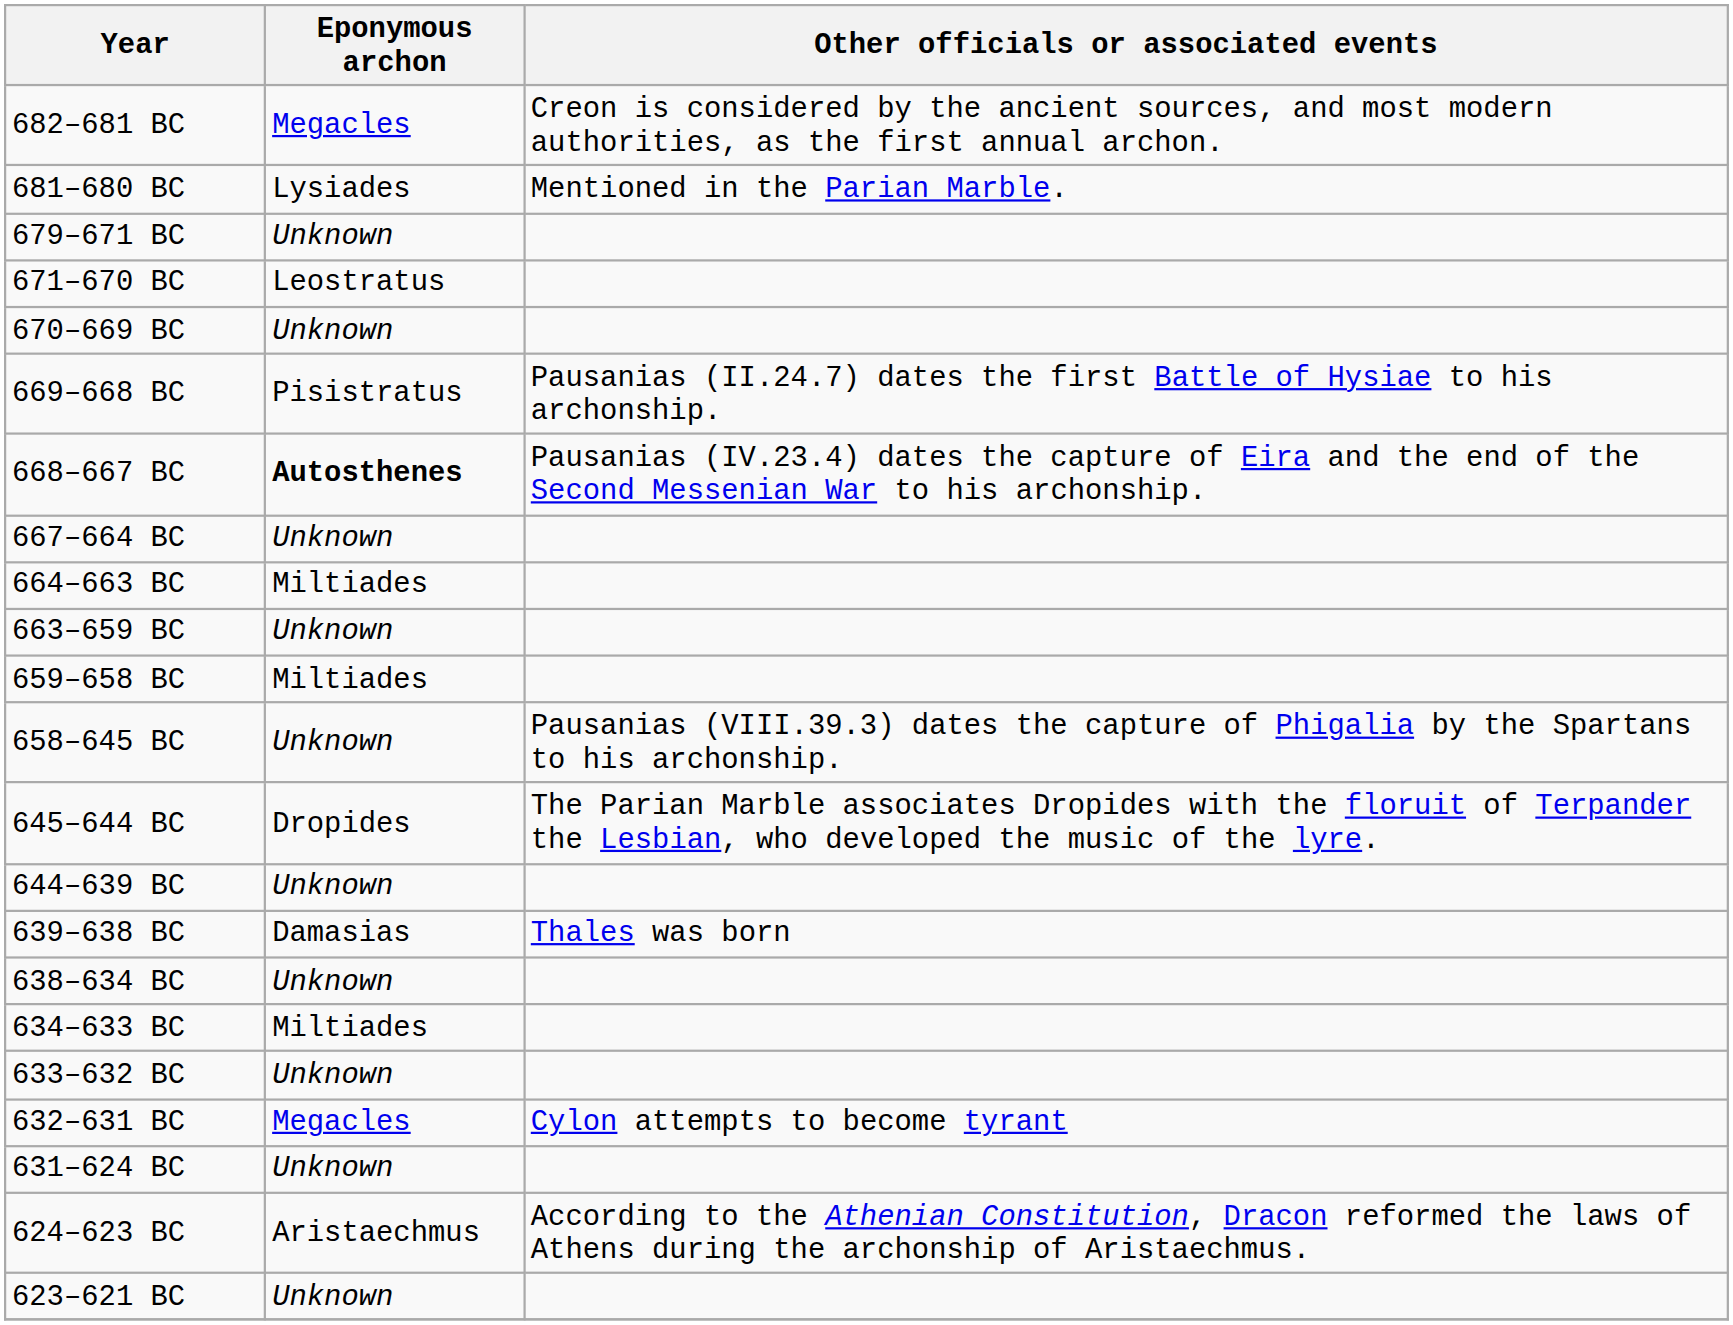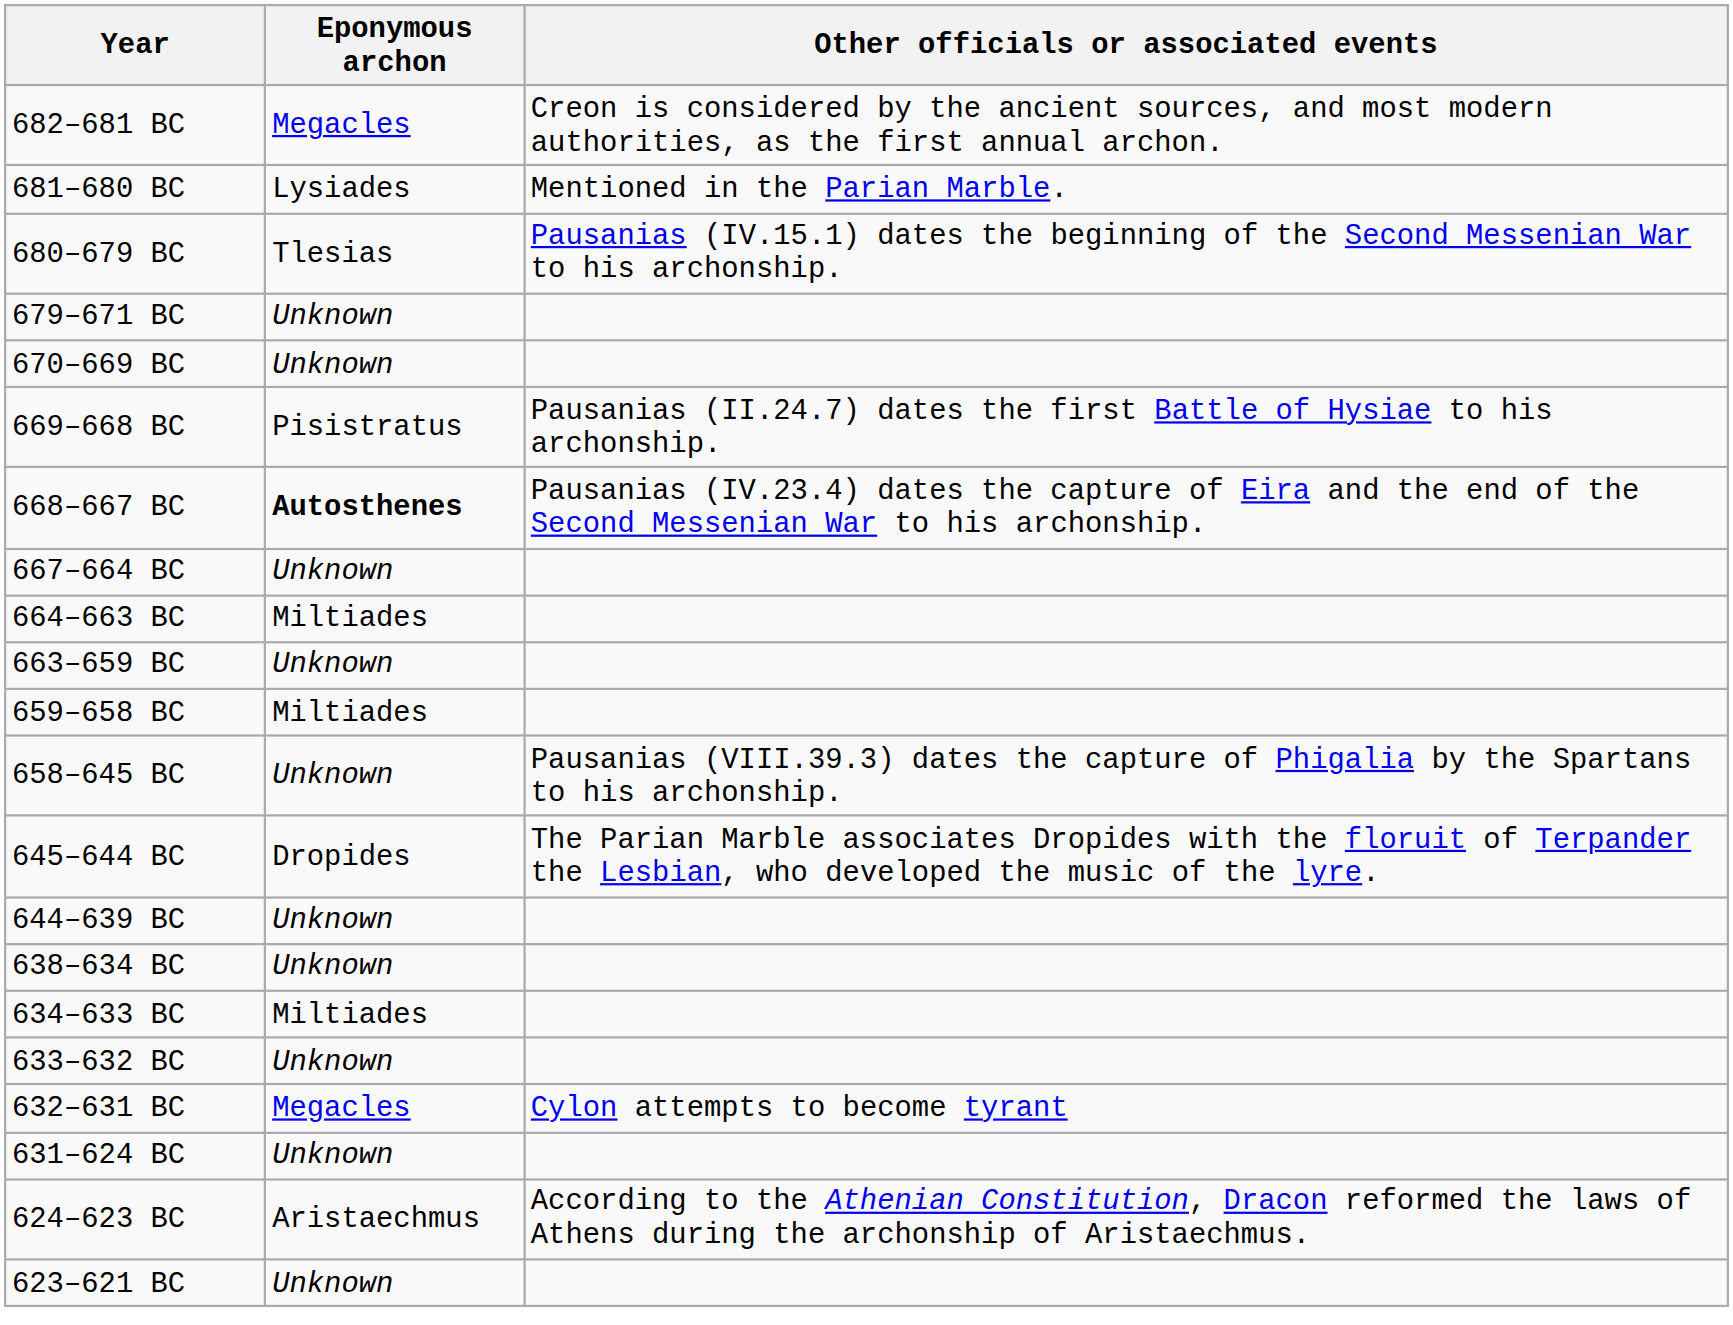+ row: (99, 253)
- row: (99, 283)
- row: (99, 934)
